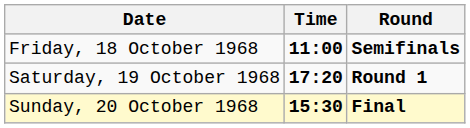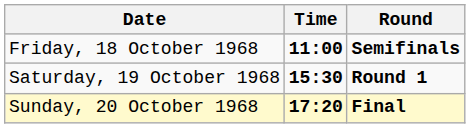(316, 78) 17:20 -> (316, 78) 15:30
(316, 108) 15:30 -> (316, 108) 17:20
